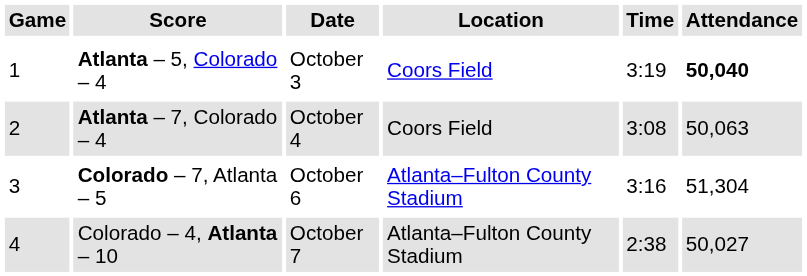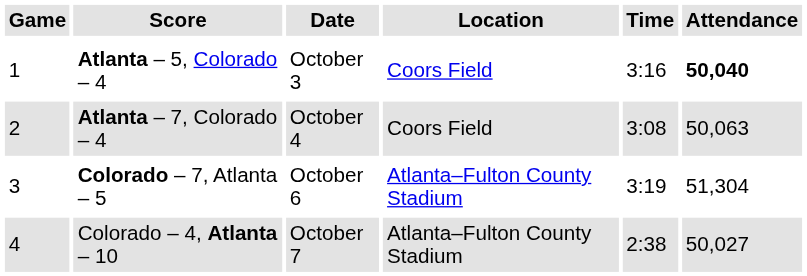(646, 70) 3:19 -> (646, 70) 3:16
(646, 186) 3:16 -> (646, 186) 3:19
